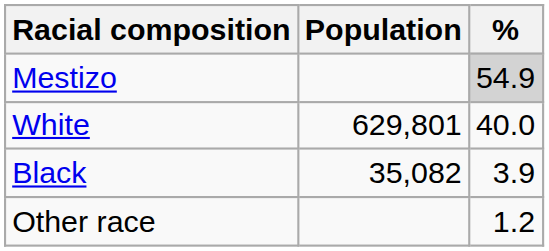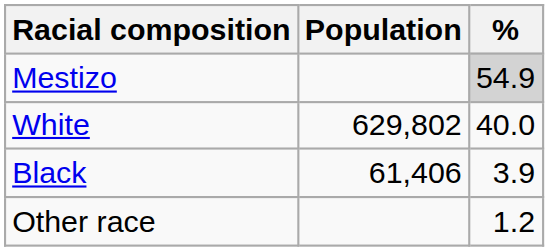(407, 125) 629,801 -> (407, 125) 629,802
(415, 173) 35,082 -> (415, 173) 61,406
